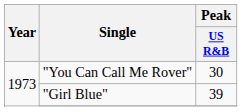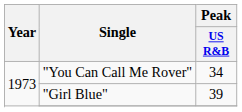(216, 72) 30 -> (216, 72) 34
